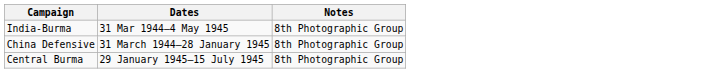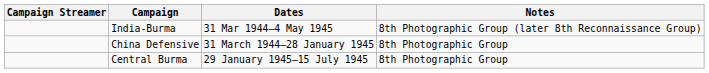+ column: (57, 12)
(339, 28) 8th Photographic Group -> (540, 28) 8th Photographic Group (later 8th Reconnaissance Group)
